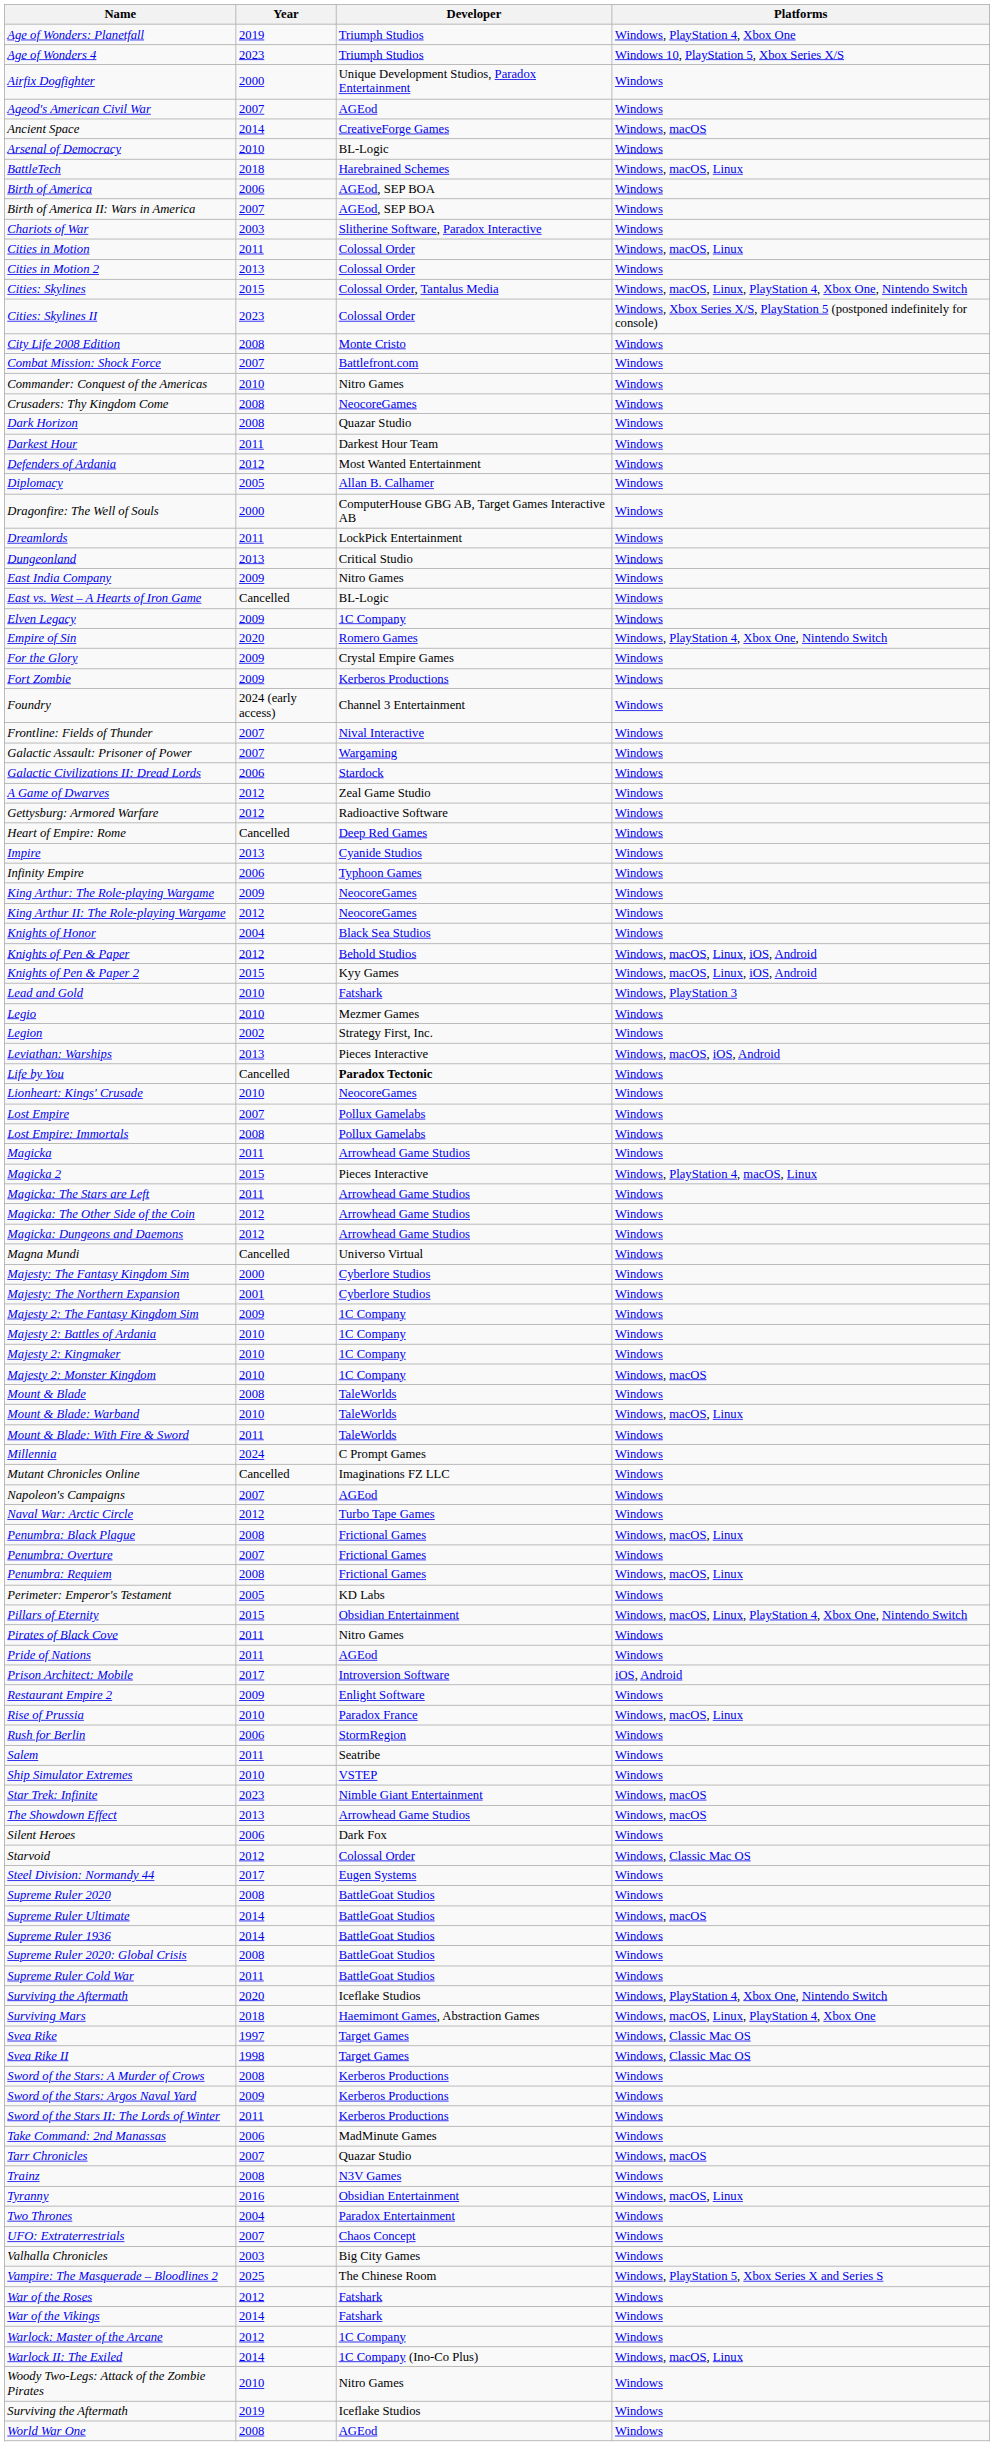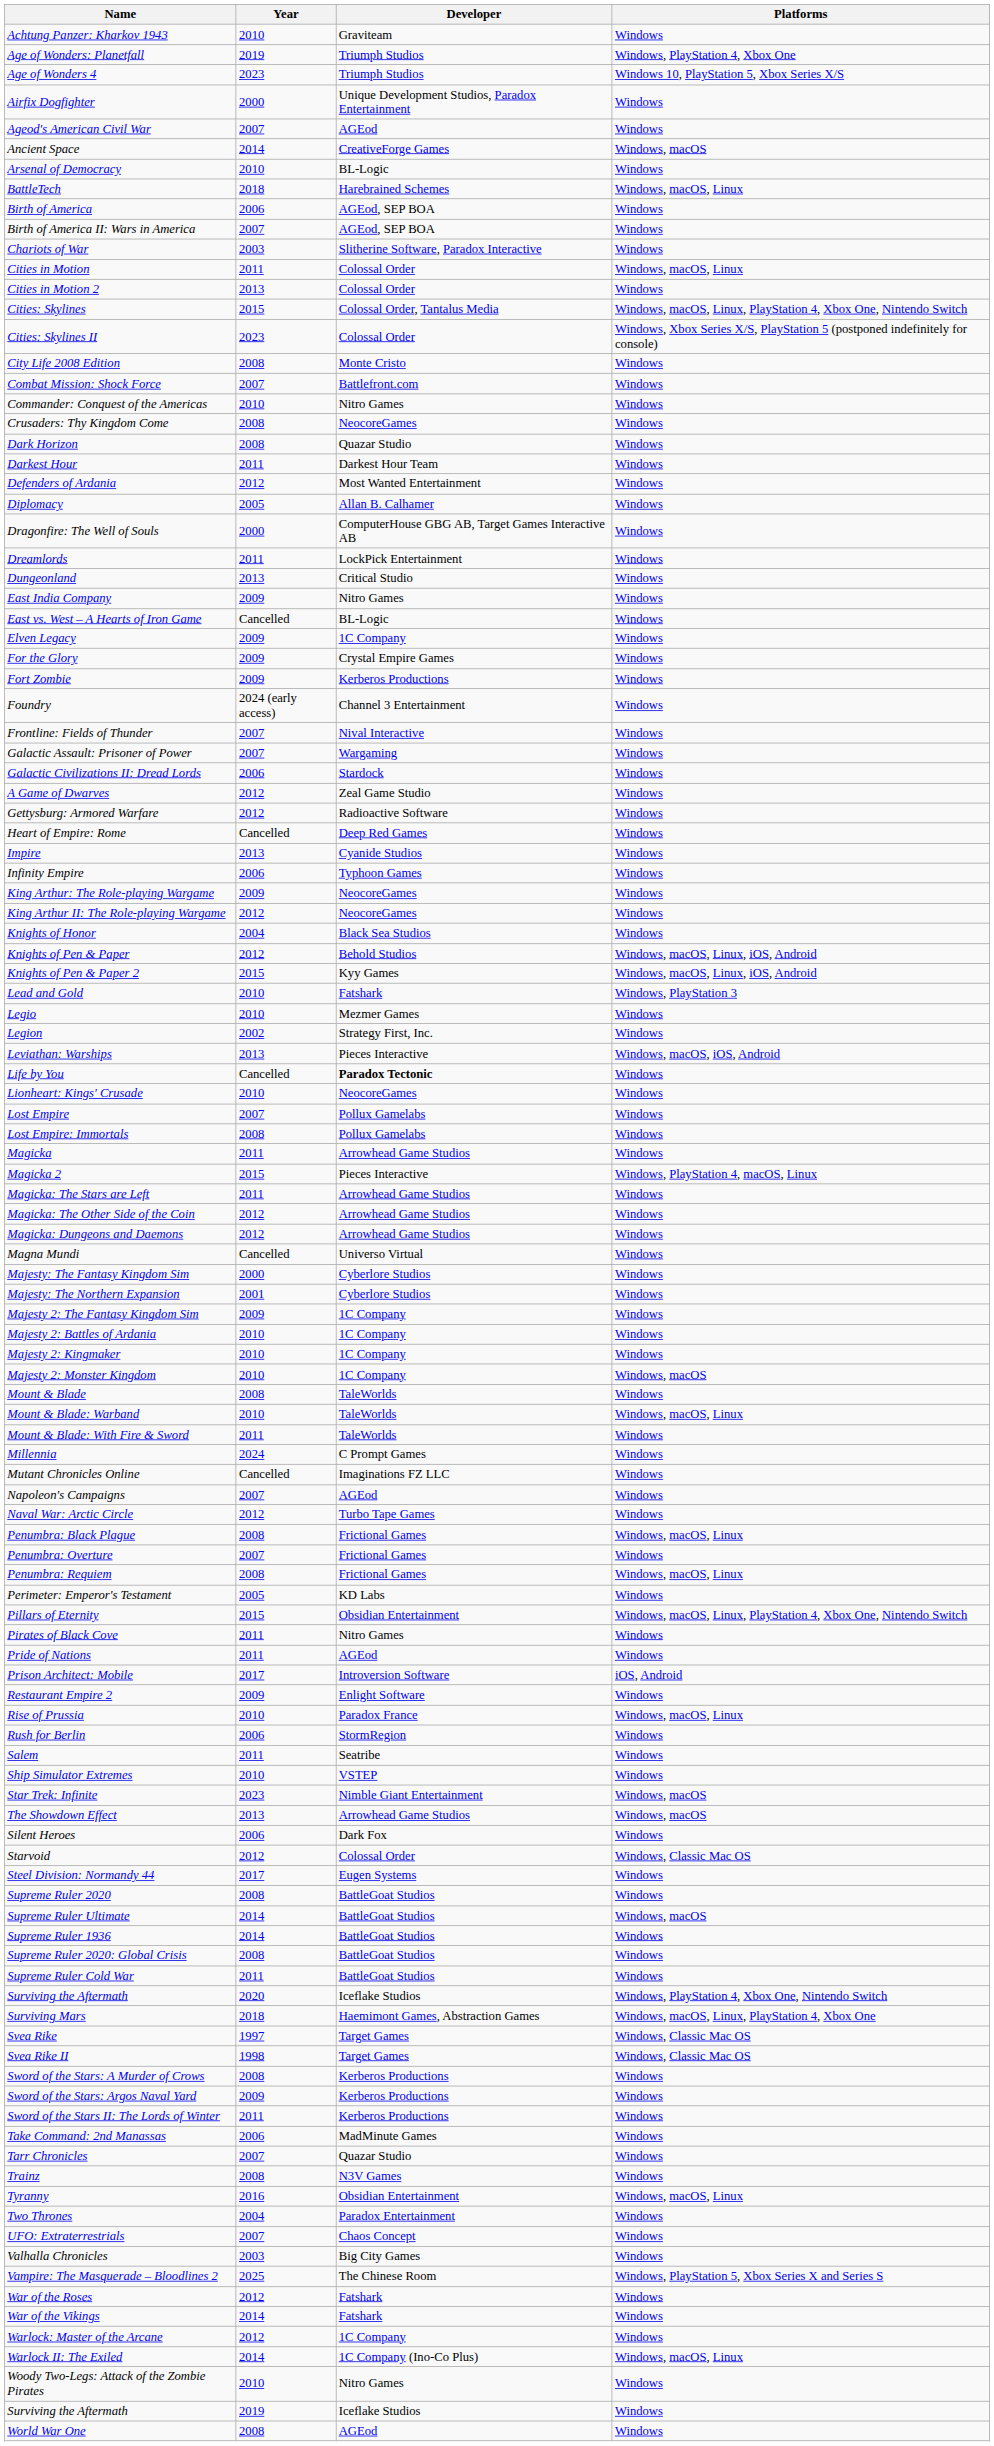+ row: (88, 34)
- row: (42, 638)
(661, 2156) Windows, macOS -> (639, 2156) Windows
